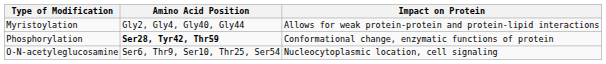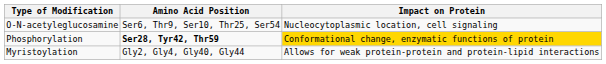rows swapped: (62, 53) <-> (42, 25)
(419, 39) no background -> (419, 39) gold background
